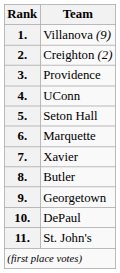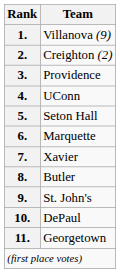(75, 197) Georgetown -> (67, 197) St. John's
(67, 237) St. John's -> (75, 237) Georgetown
